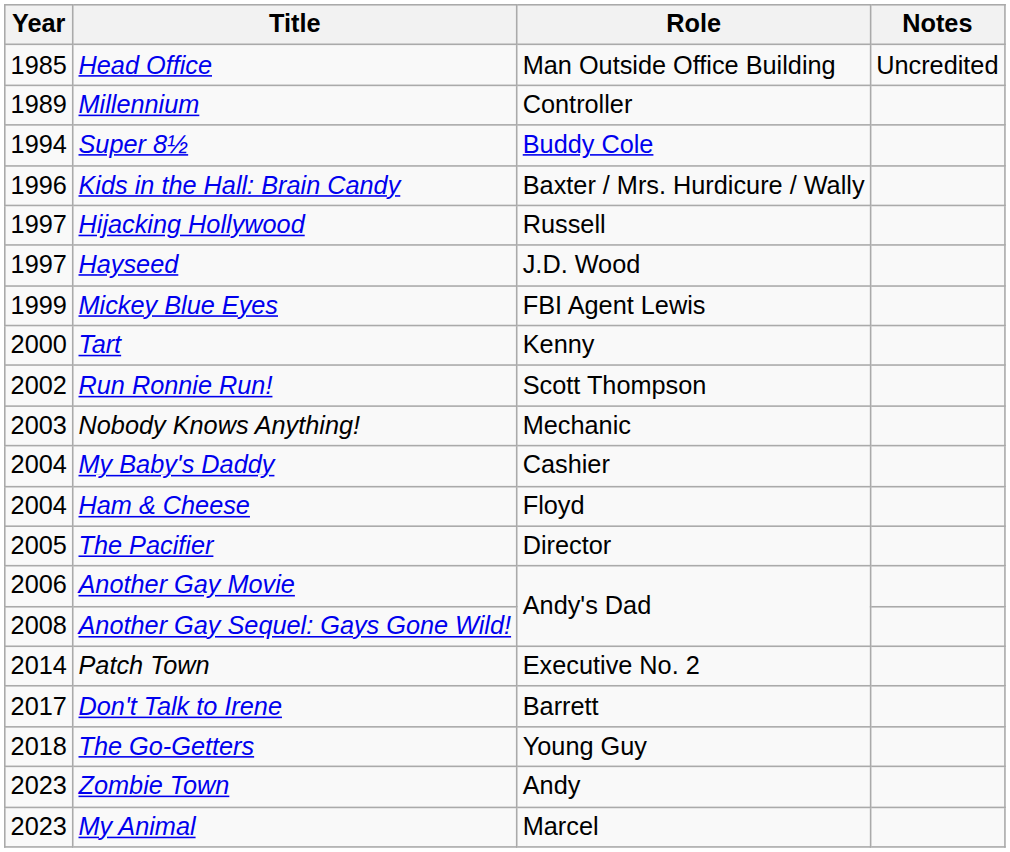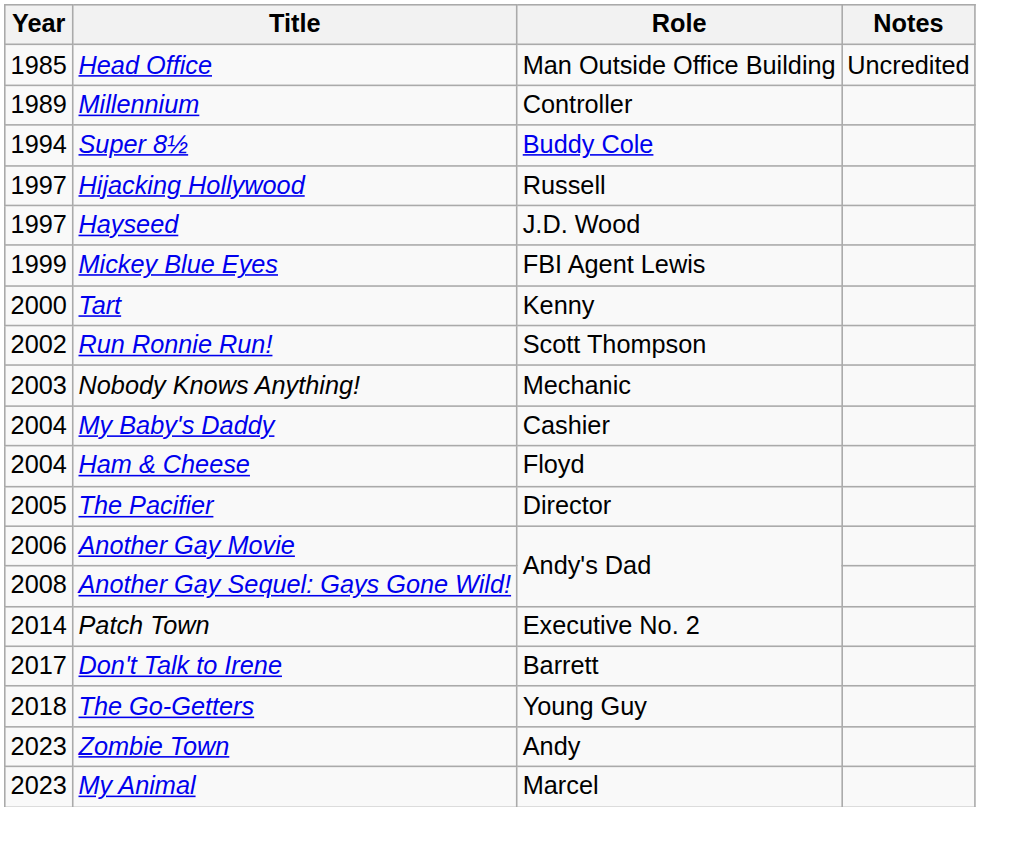- row: (239, 184)
